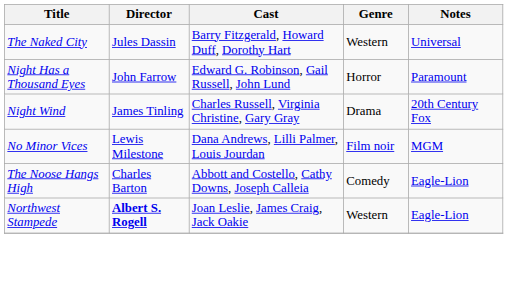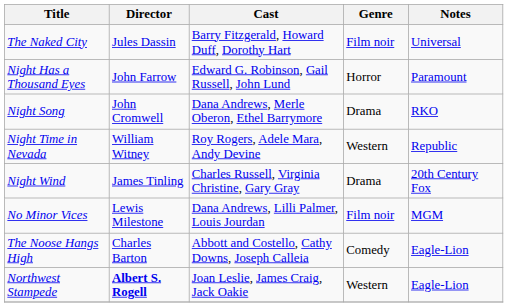(367, 42) Western -> (370, 42) Film noir
+ row: (36, 111)
+ row: (42, 146)
